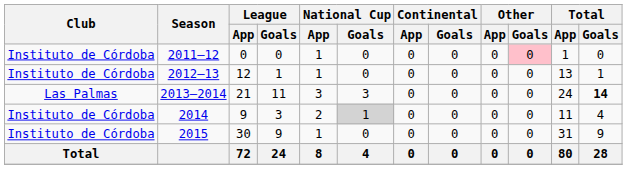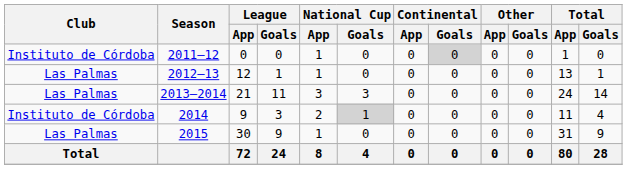(455, 54) no background -> (455, 54) lightgrey background
(530, 54) pink background -> (530, 54) no background
(81, 74) Instituto de Córdoba -> (81, 74) Las Palmas
(601, 94) bold -> (601, 94) normal
(81, 134) Instituto de Córdoba -> (81, 134) Las Palmas
